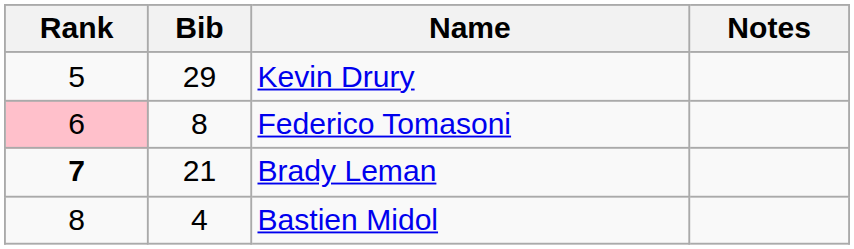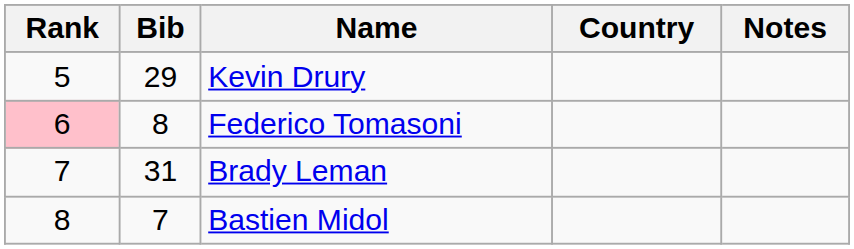+ column: (637, 28)
(77, 171) bold -> (62, 171) normal
(199, 171) 21 -> (160, 171) 31
(199, 219) 4 -> (160, 219) 7
